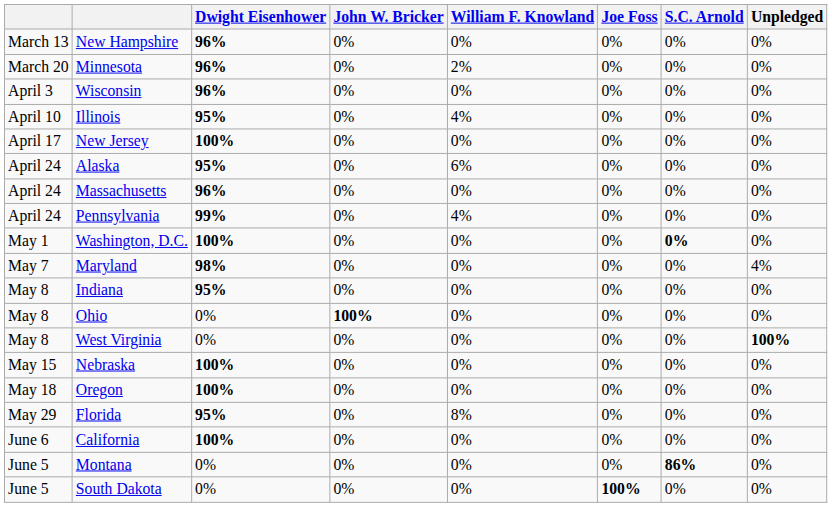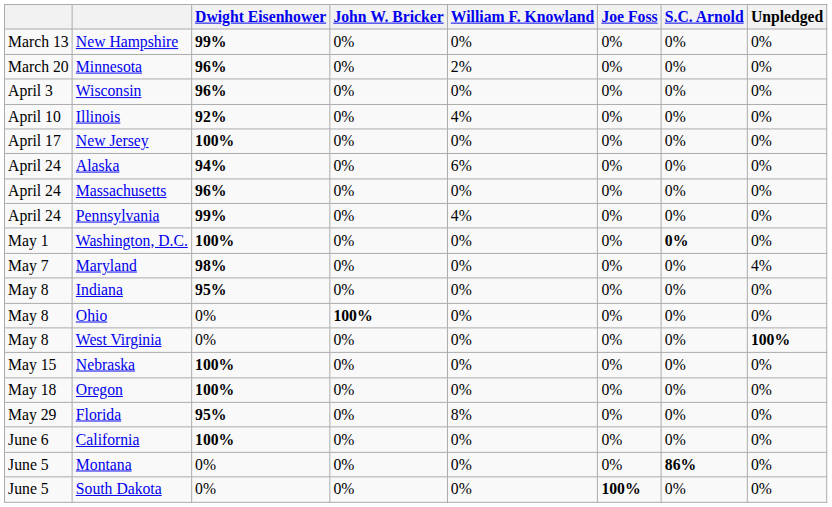(211, 41) 96% -> (211, 41) 99%
(211, 116) 95% -> (211, 116) 92%
(211, 166) 95% -> (211, 166) 94%
